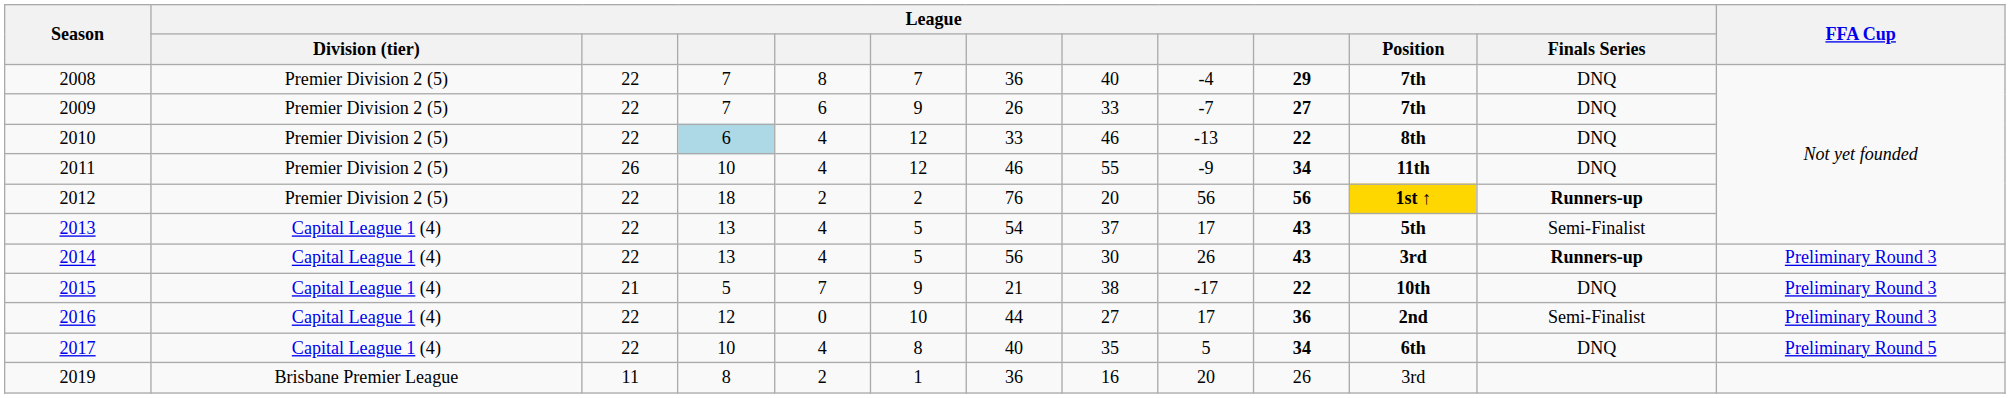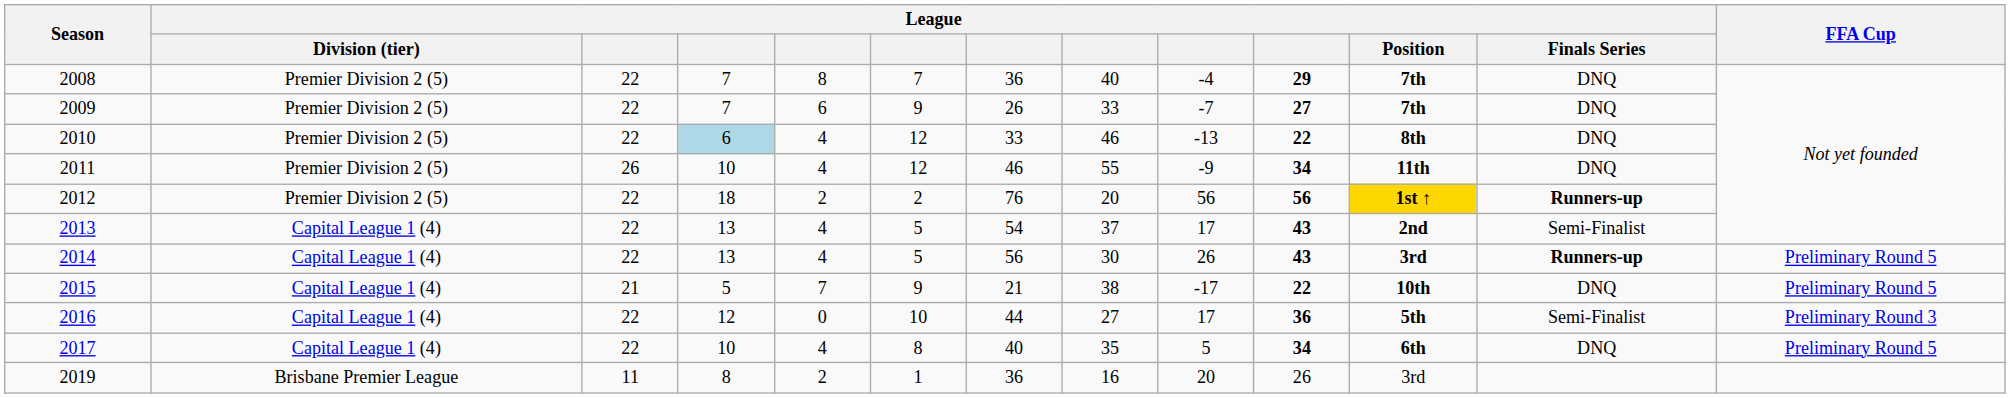(1413, 227) 5th -> (1413, 227) 2nd
(1861, 257) Preliminary Round 3 -> (1861, 257) Preliminary Round 5
(1861, 287) Preliminary Round 3 -> (1861, 287) Preliminary Round 5
(1413, 317) 2nd -> (1413, 317) 5th
